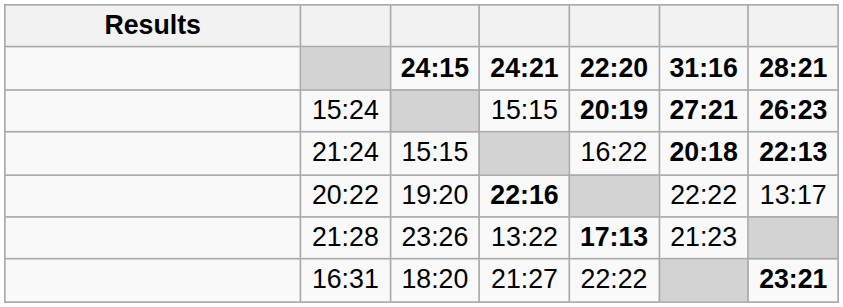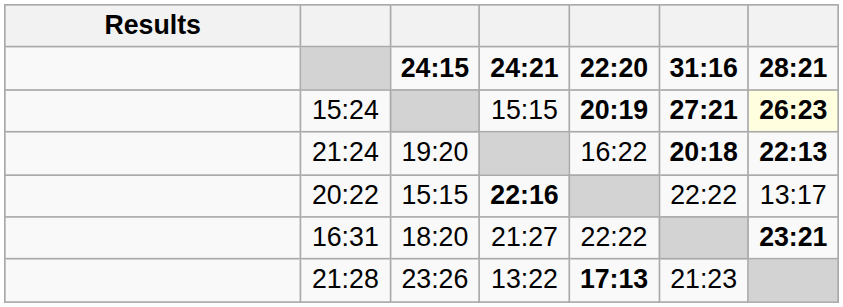(793, 110) no background -> (793, 110) lightyellow background
(435, 152) 15:15 -> (435, 152) 19:20
(435, 195) 19:20 -> (435, 195) 15:15
rows swapped: (345, 279) <-> (345, 237)
